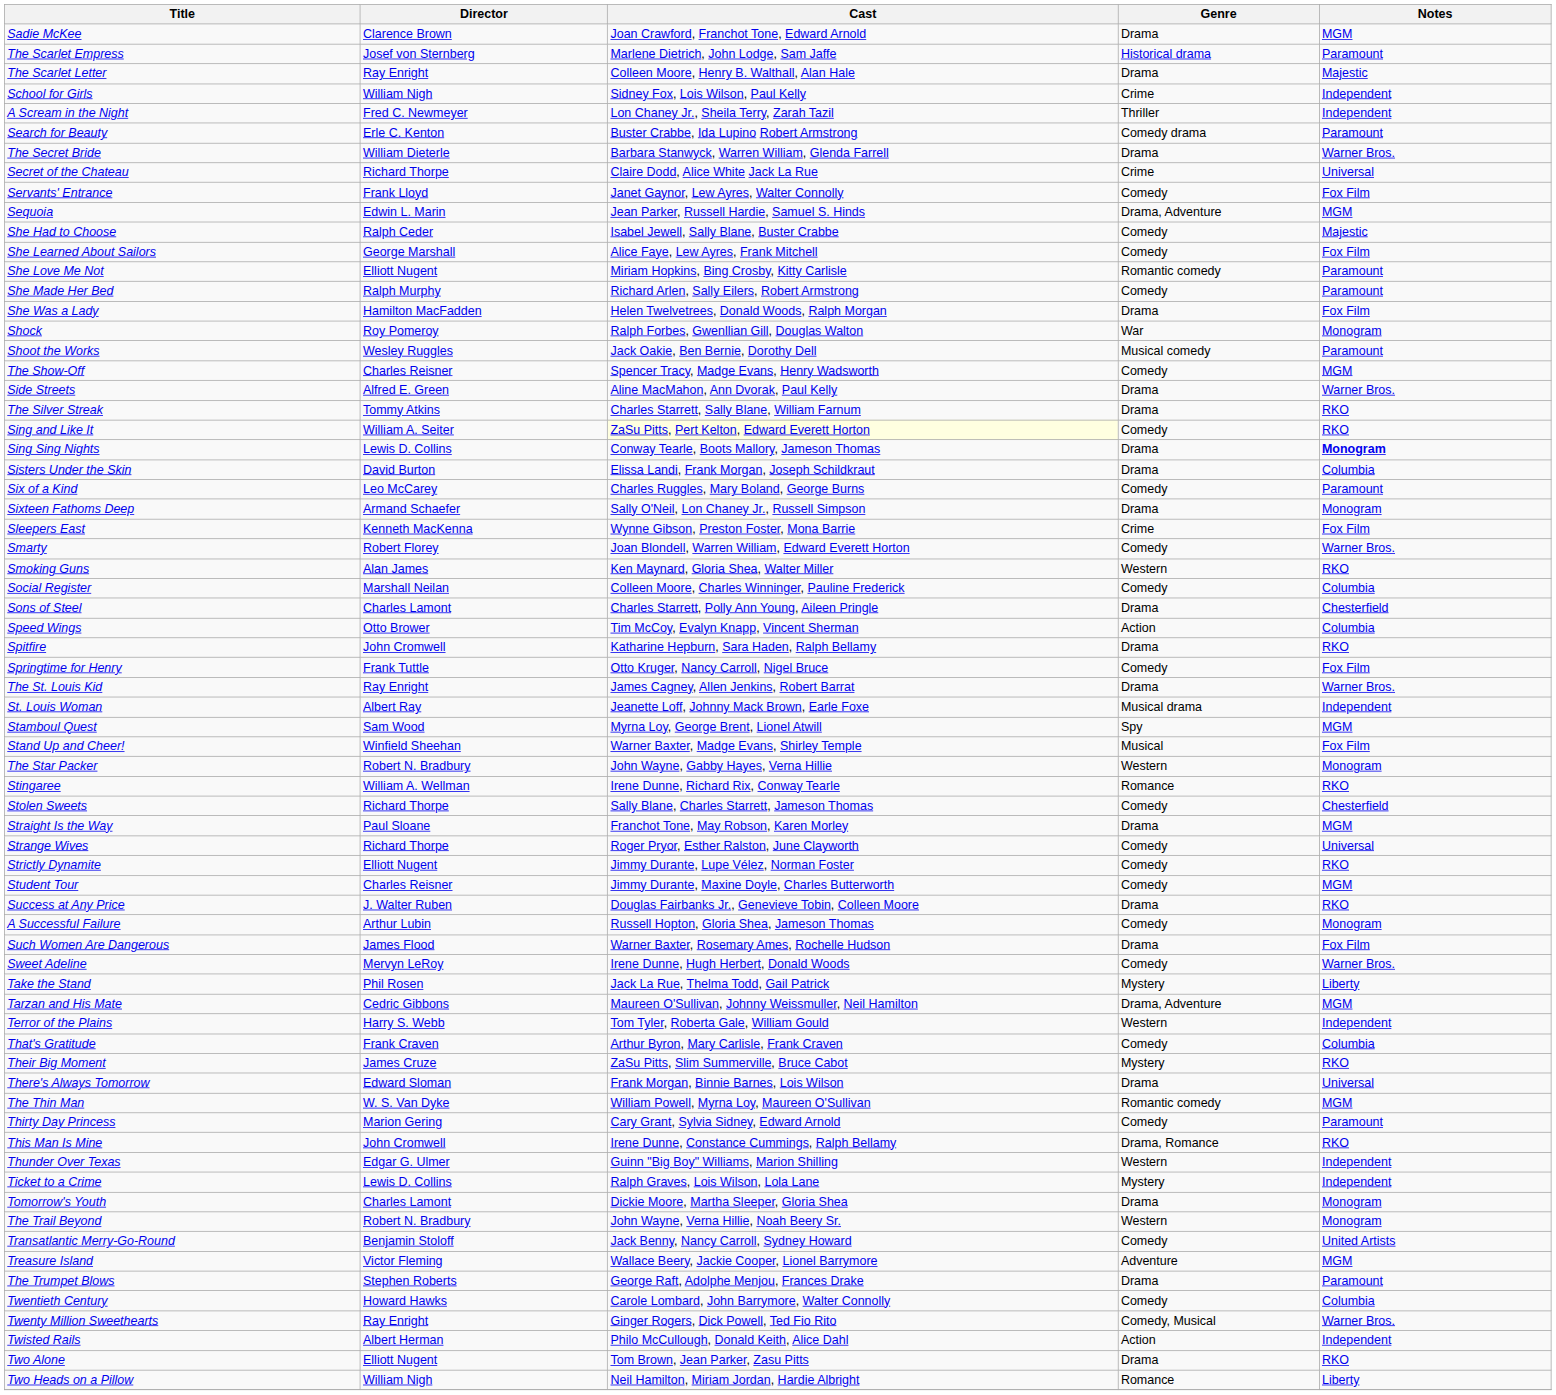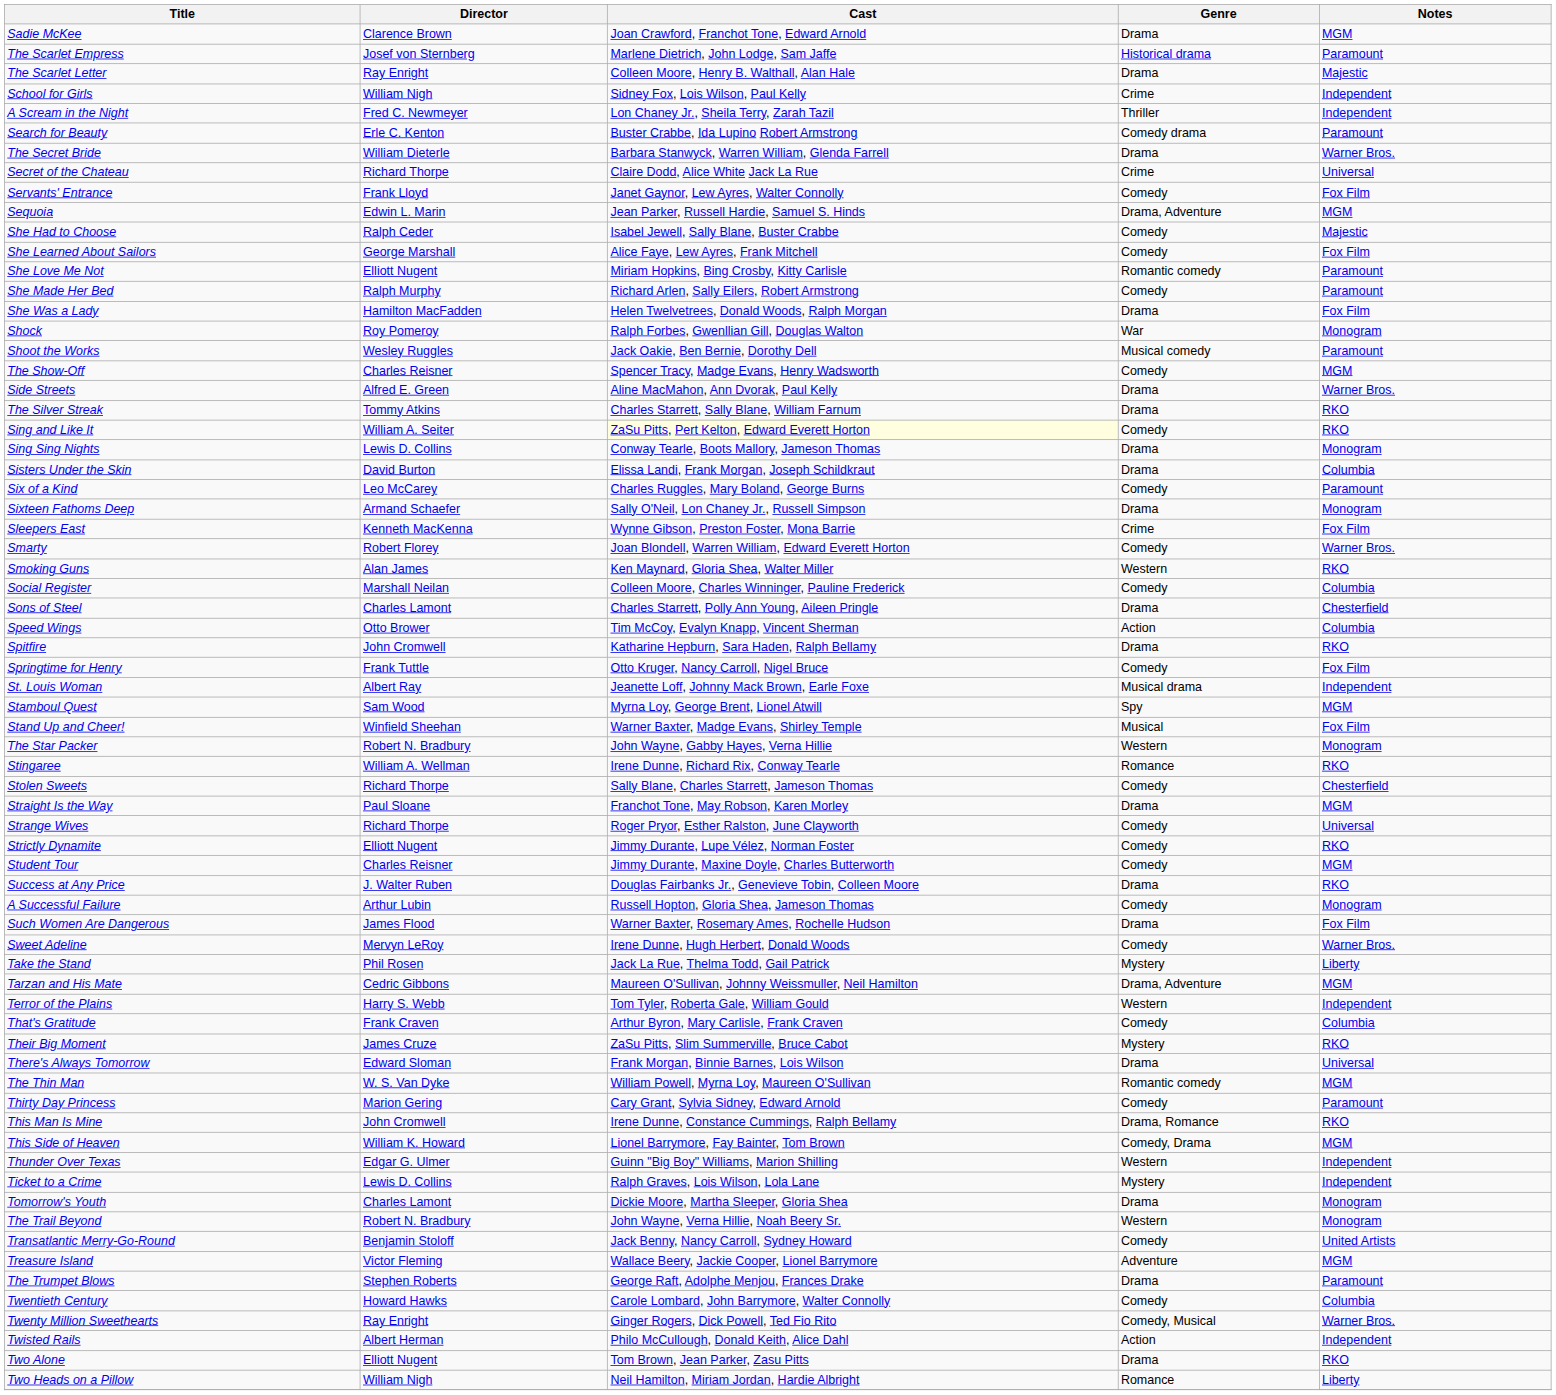(1354, 449) bold -> (1352, 449) normal
- row: (55, 687)
+ row: (63, 1142)
